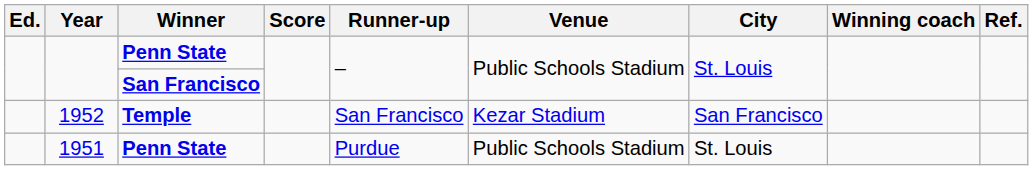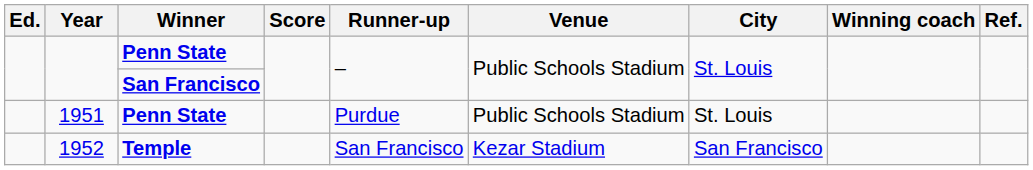rows swapped: (81, 148) <-> (81, 116)
